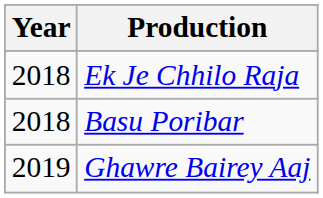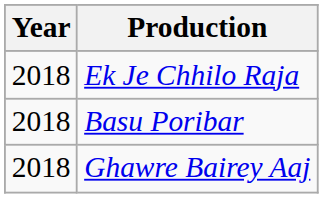(41, 167) 2019 -> (41, 167) 2018
